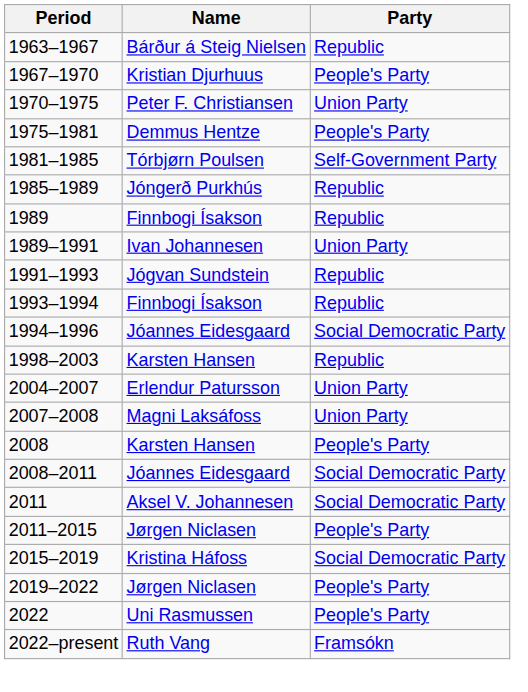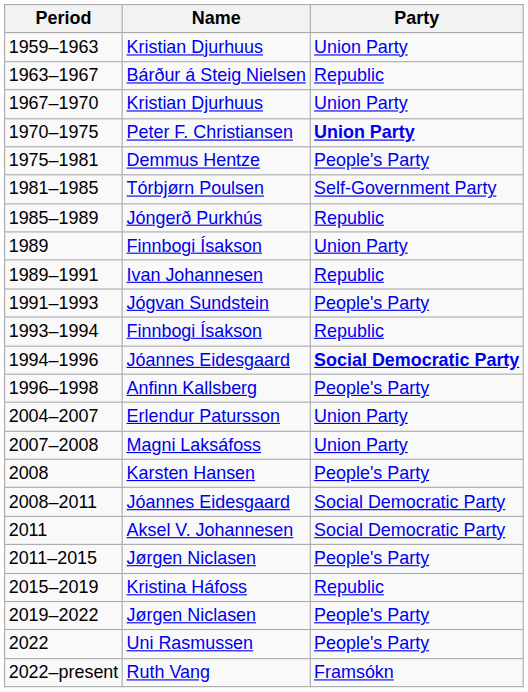+ row: (54, 47)
(372, 75) People's Party -> (361, 103) Union Party
(361, 103) normal -> (364, 132) bold
(349, 217) Republic -> (361, 246) Union Party
(361, 246) Union Party -> (349, 274) Republic
(349, 274) Republic -> (372, 302) People's Party
(410, 331) normal -> (417, 359) bold
+ row: (54, 388)
- row: (54, 359)
(410, 558) Social Democratic Party -> (349, 587) Republic
